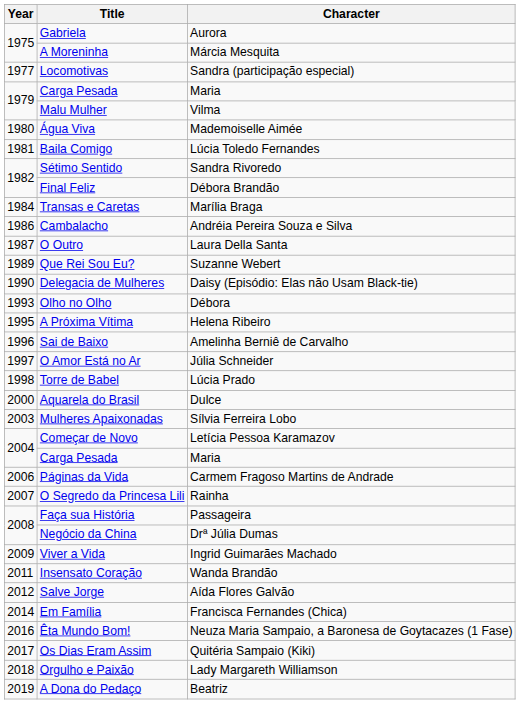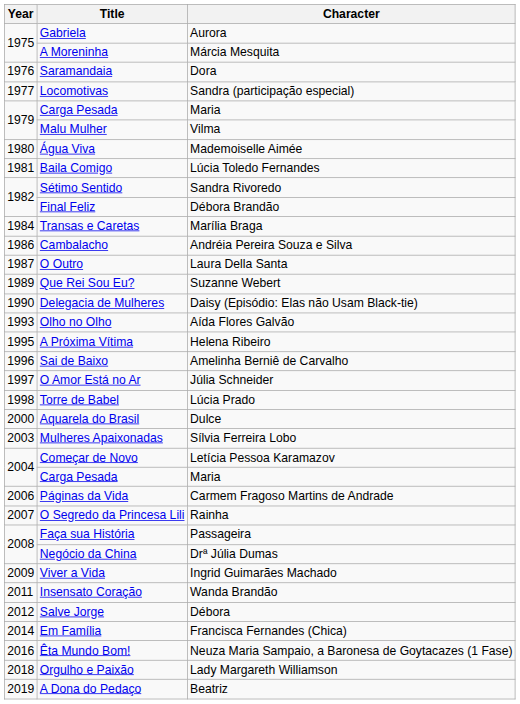+ row: (21, 71)
(210, 303) Débora -> (242, 322) Aída Flores Galvão
(242, 592) Aída Flores Galvão -> (210, 611) Débora
- row: (21, 650)
